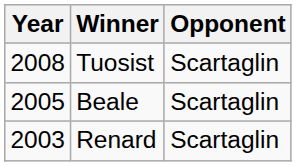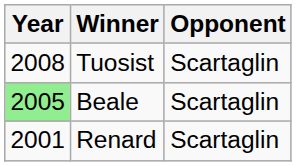(38, 101) no background -> (38, 101) lightgreen background
(38, 140) 2003 -> (38, 140) 2001
